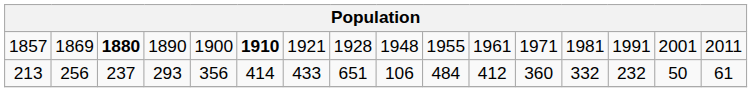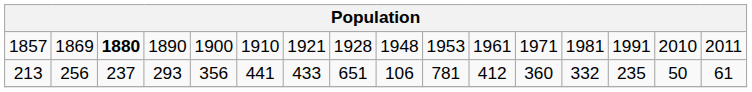(260, 45) bold -> (260, 45) normal
(446, 45) 1955 -> (446, 45) 1953
(678, 45) 2001 -> (678, 45) 2010
(260, 73) 414 -> (260, 73) 441
(446, 73) 484 -> (446, 73) 781
(631, 73) 232 -> (631, 73) 235
